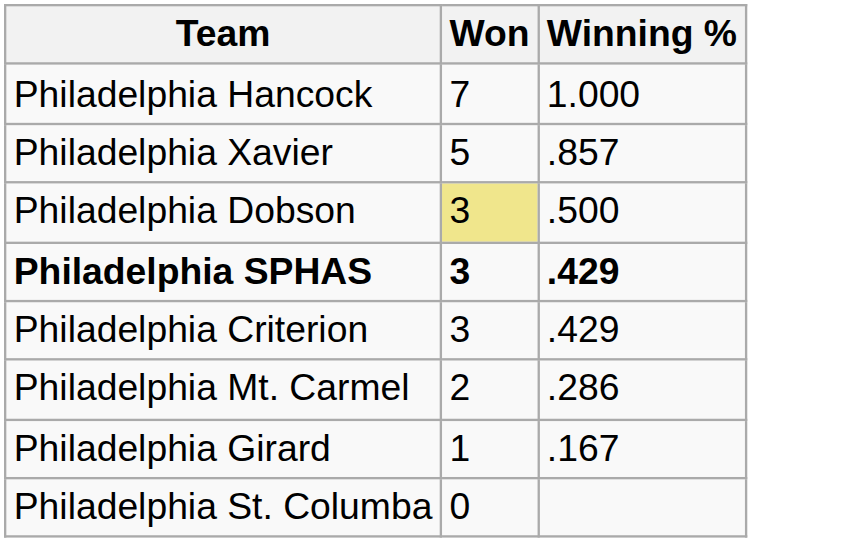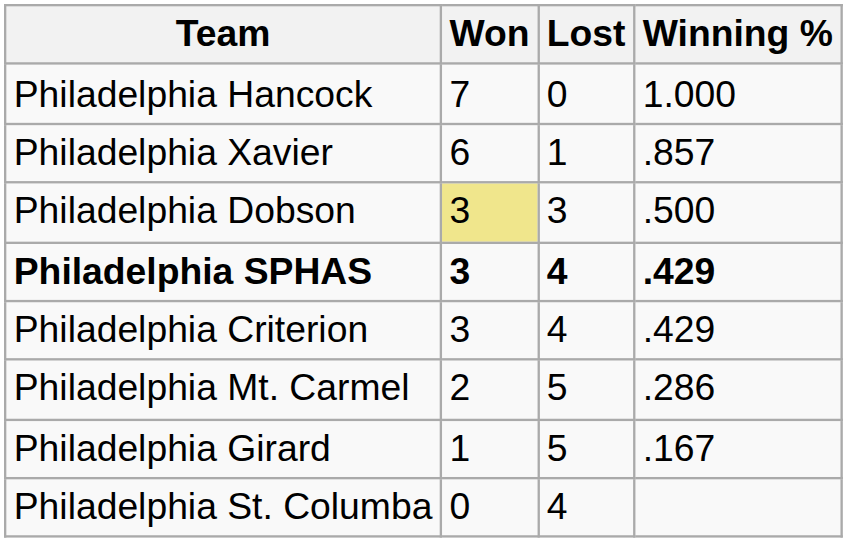+ column: (586, 34)
(460, 152) 5 -> (460, 152) 6
